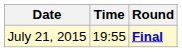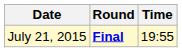columns swapped: (109, 15) <-> (153, 15)
